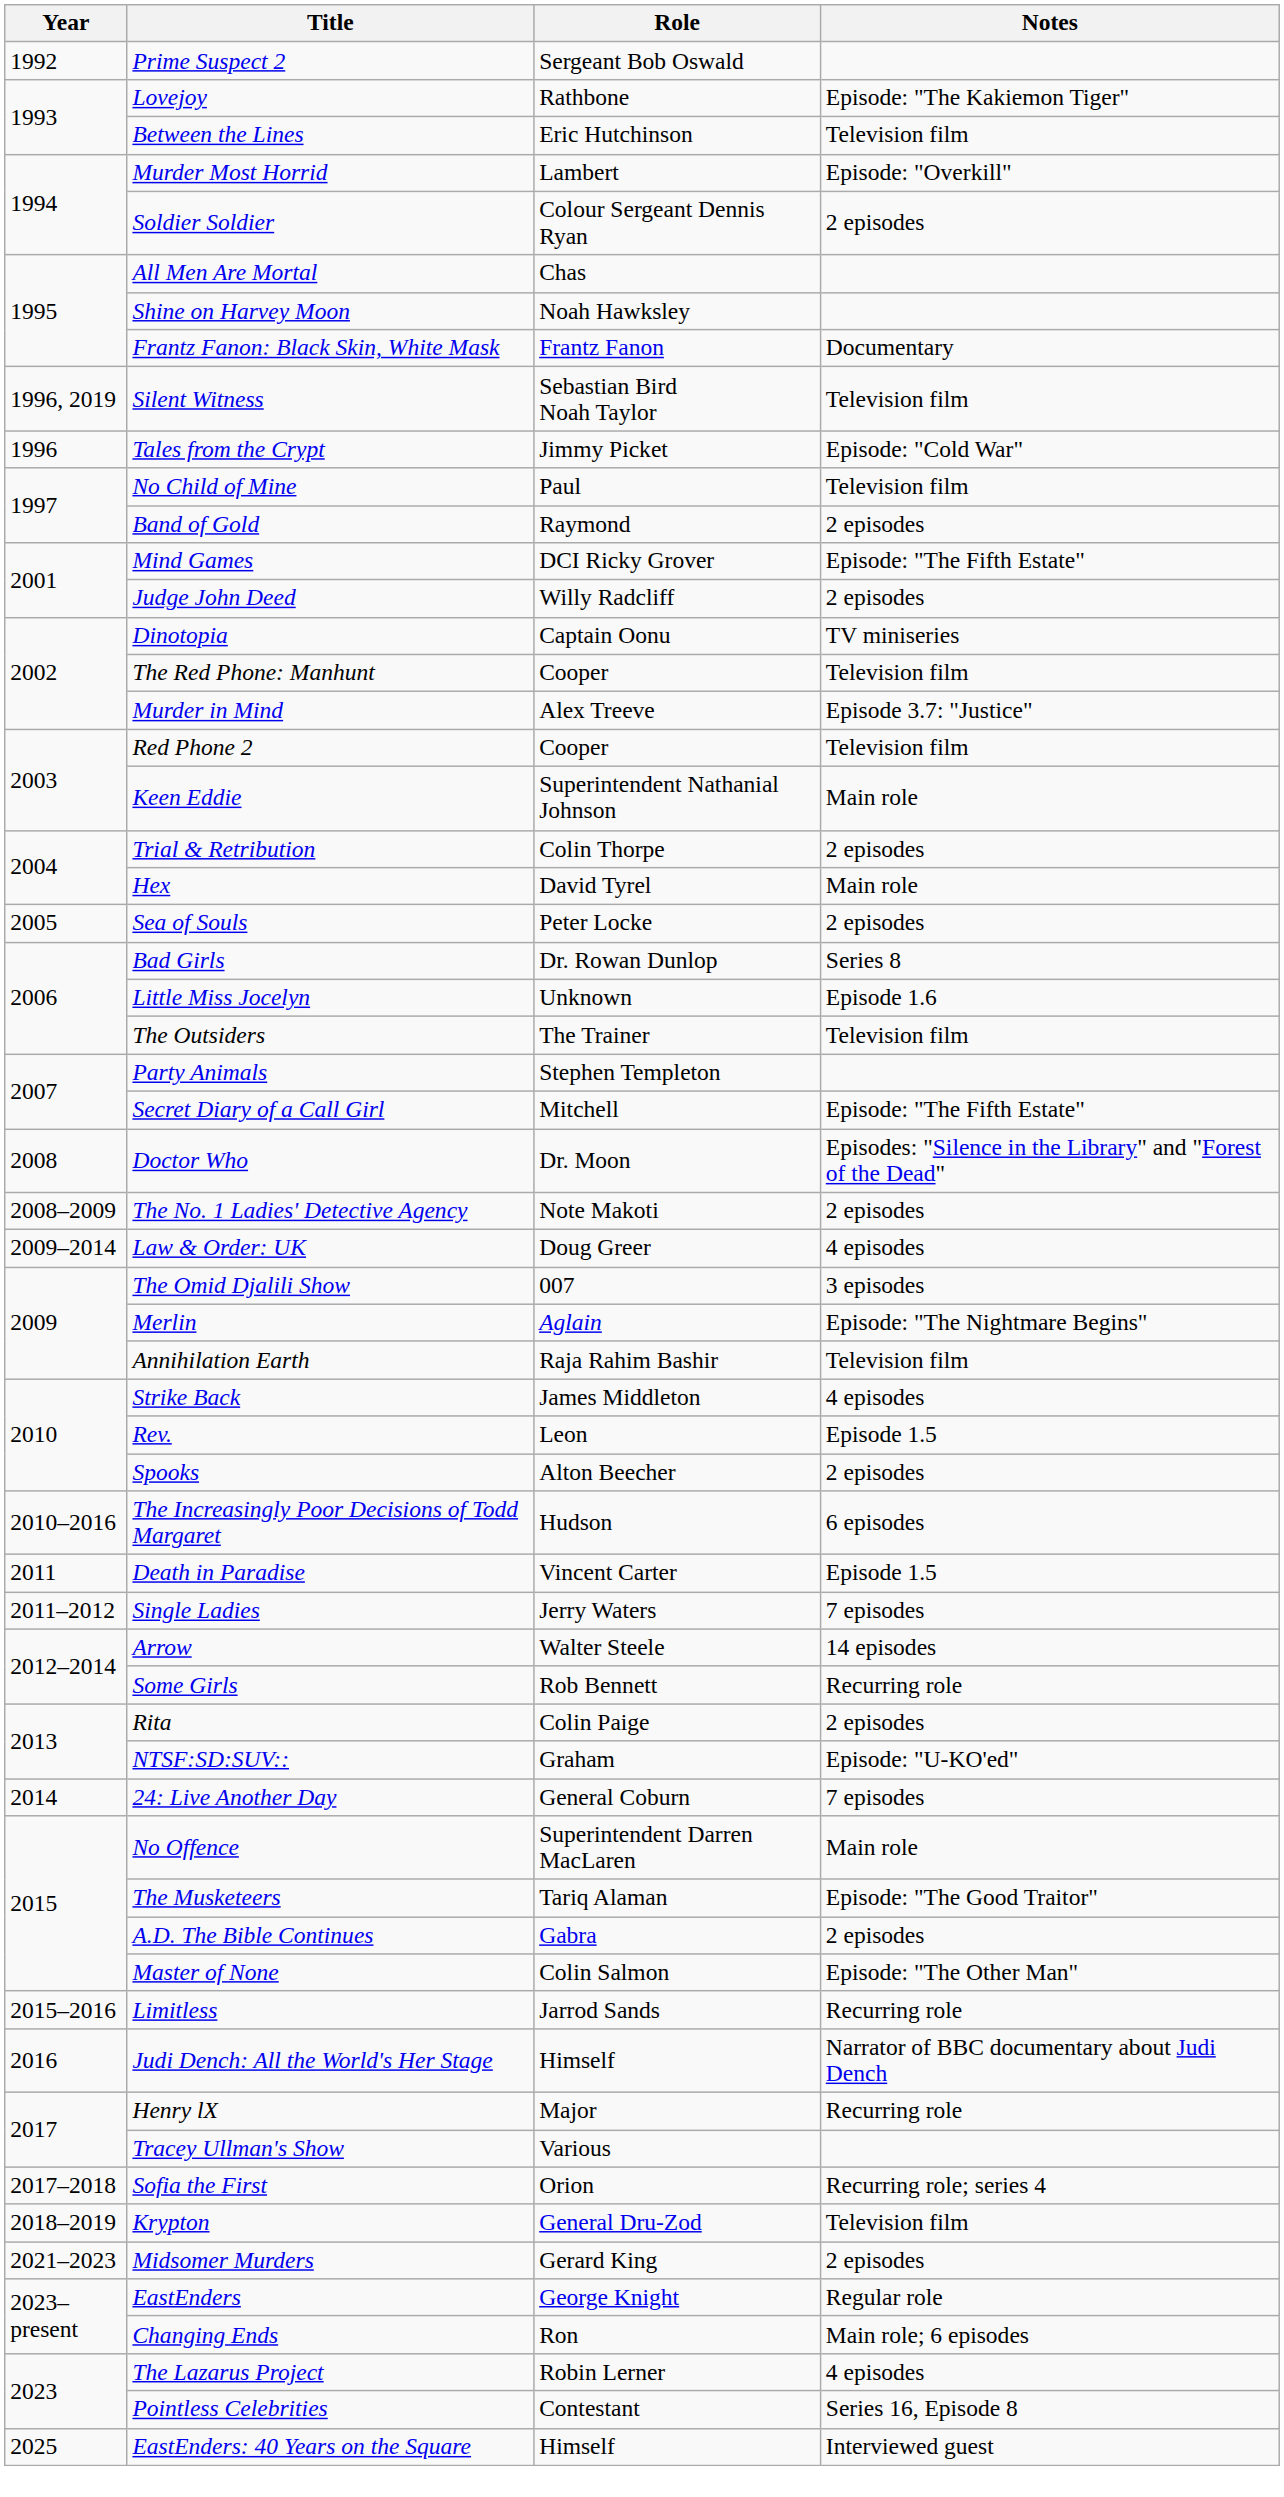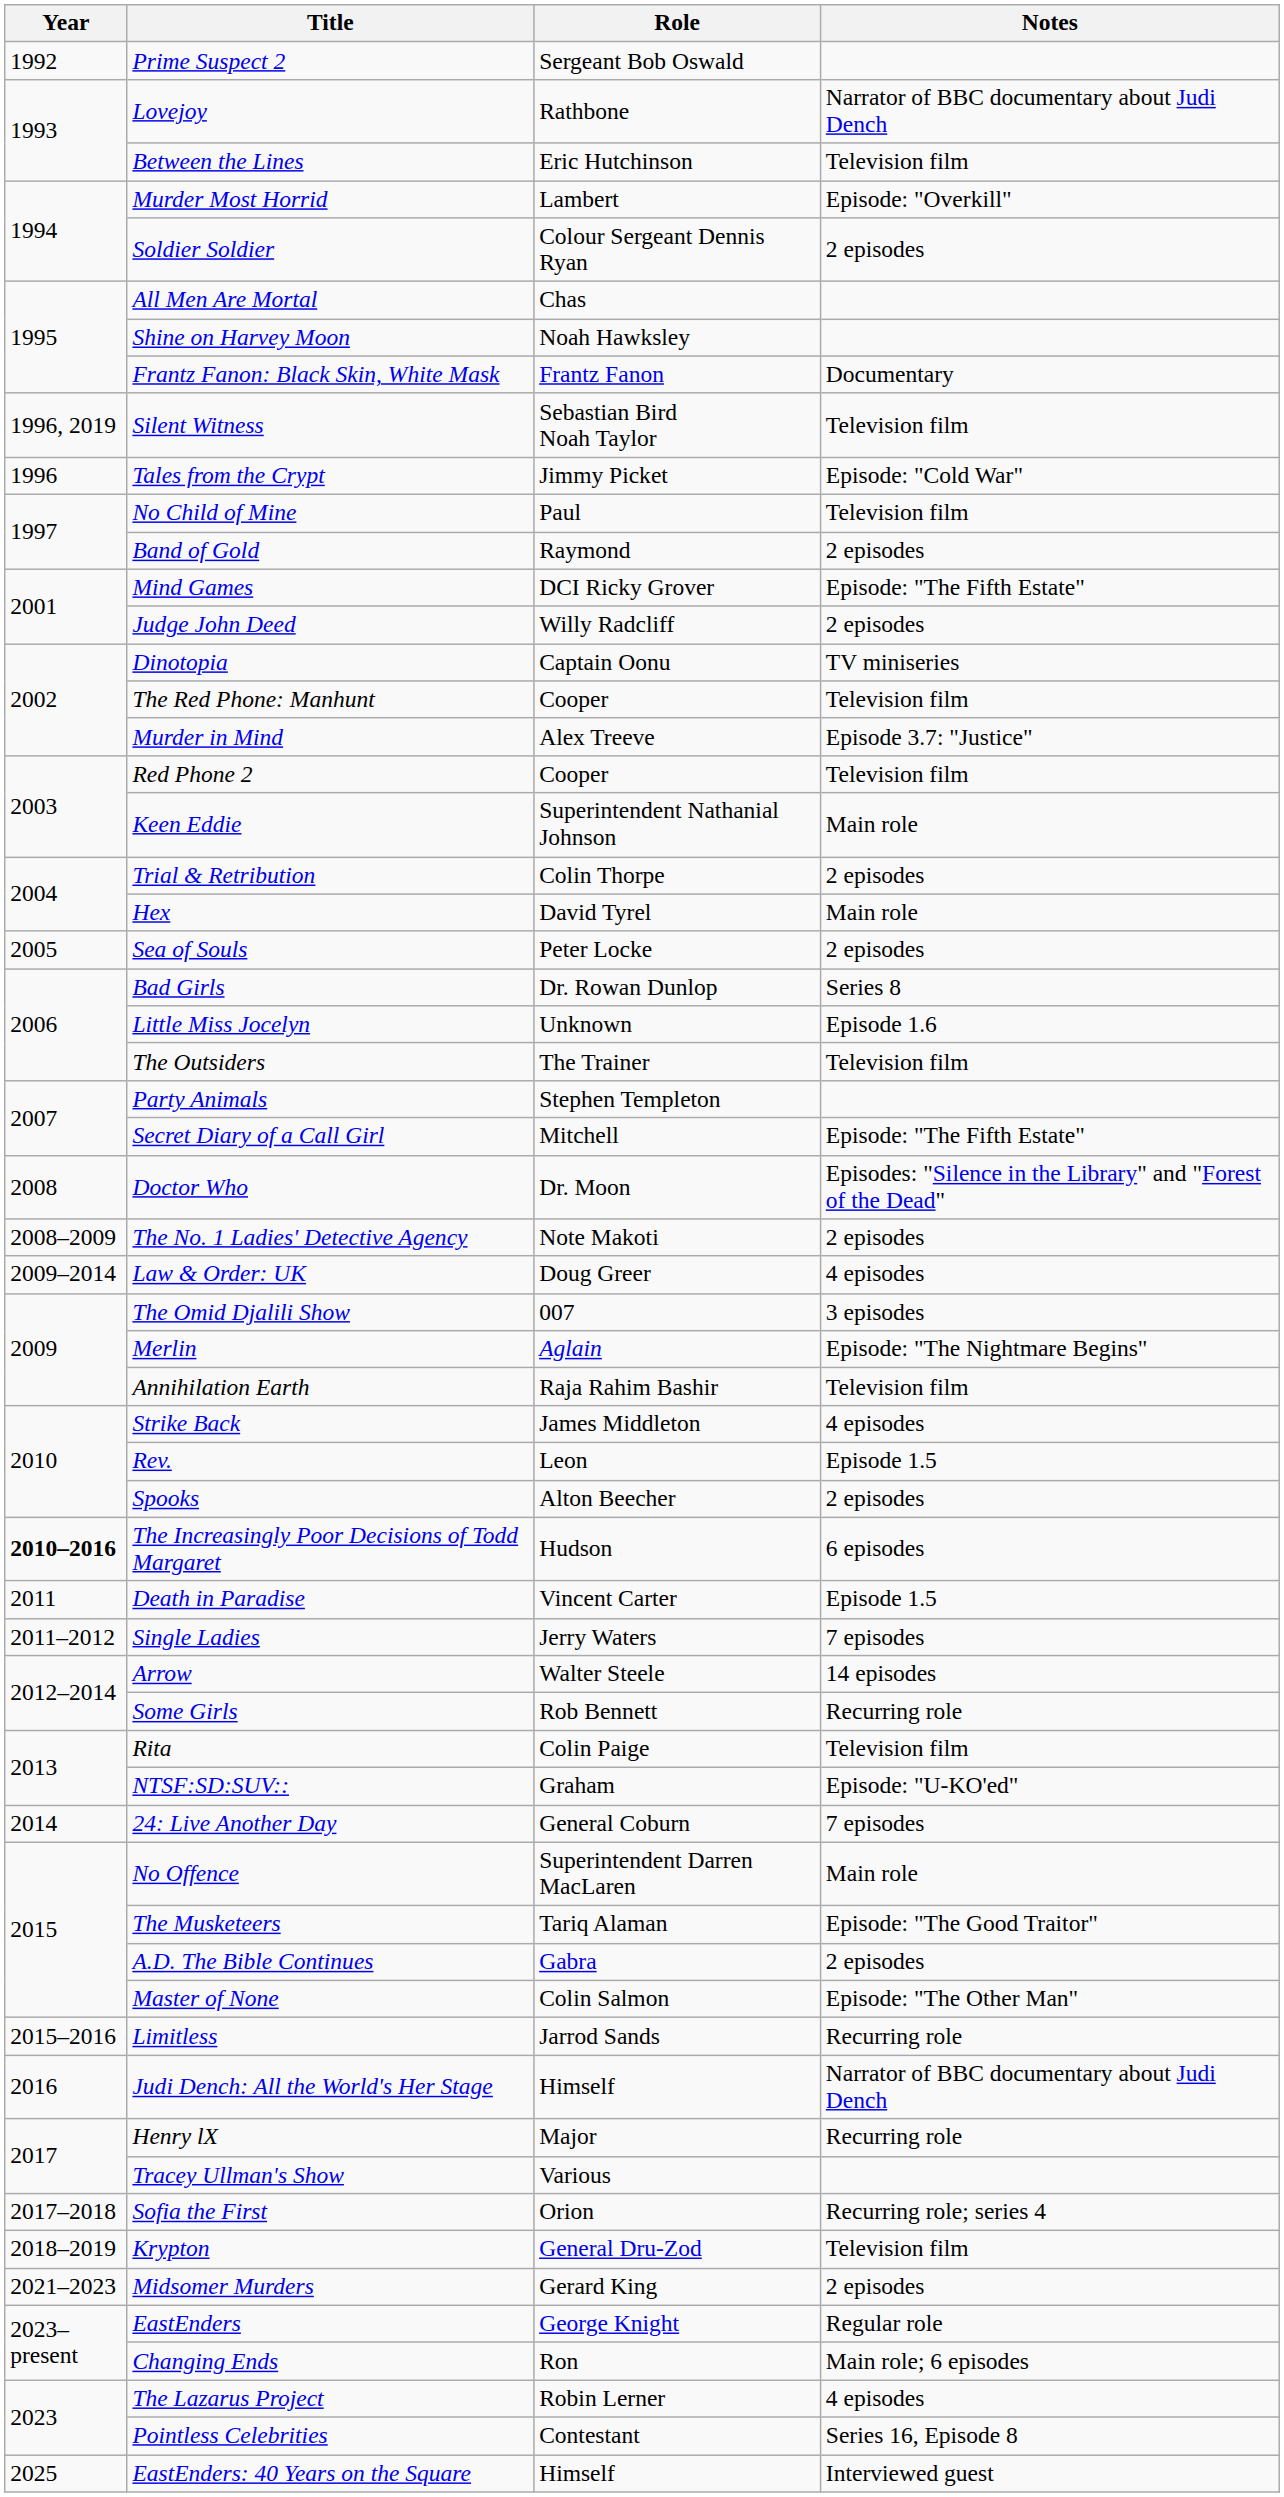(978, 97) Episode: "The Kakiemon Tiger" -> (1021, 110) Narrator of BBC documentary about Judi Dench
(63, 1522) normal -> (63, 1548) bold
(875, 1722) 2 episodes -> (897, 1748) Television film
